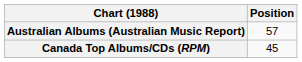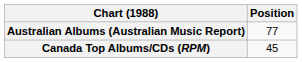(272, 31) 57 -> (272, 31) 77
